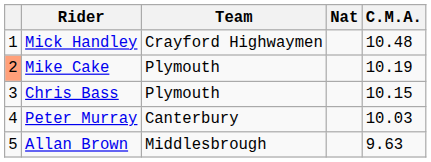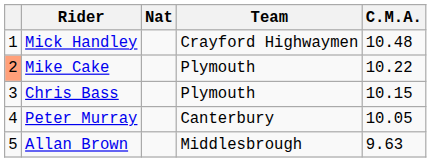columns swapped: (344, 17) <-> (234, 17)
(389, 68) 10.19 -> (389, 68) 10.22
(389, 119) 10.03 -> (389, 119) 10.05
